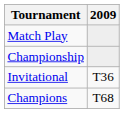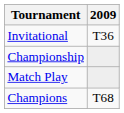rows swapped: (37, 35) <-> (38, 77)
